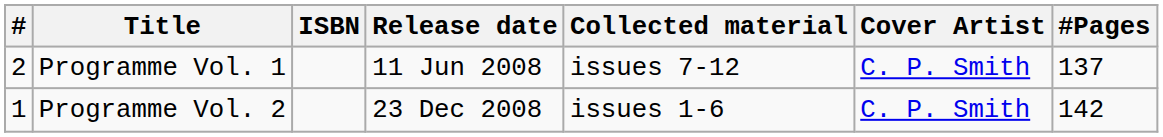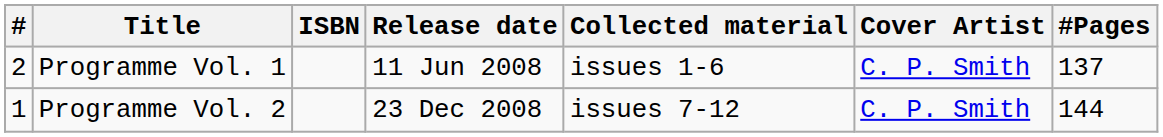(655, 68) issues 7-12 -> (647, 68) issues 1-6
(647, 110) issues 1-6 -> (655, 110) issues 7-12
(1081, 110) 142 -> (1081, 110) 144
